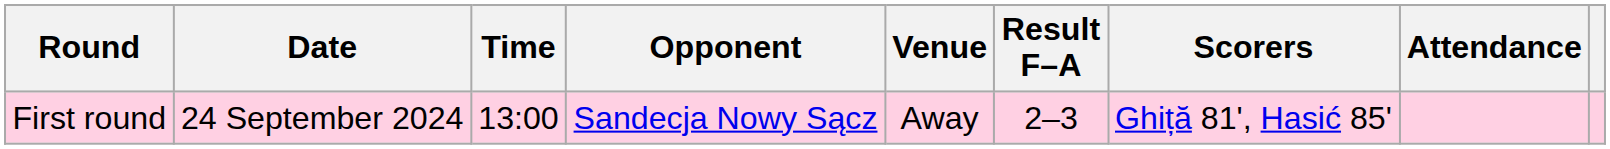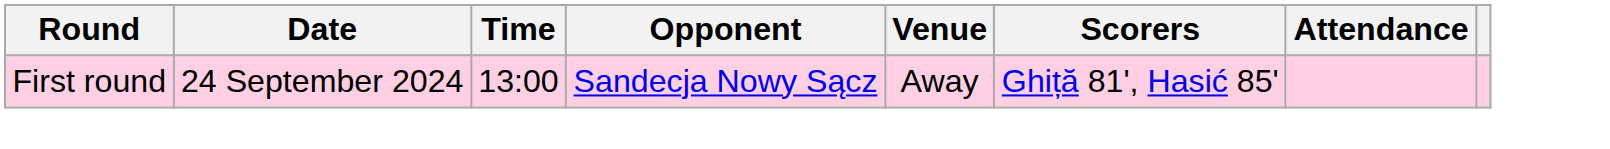- column: (1051, 48)
